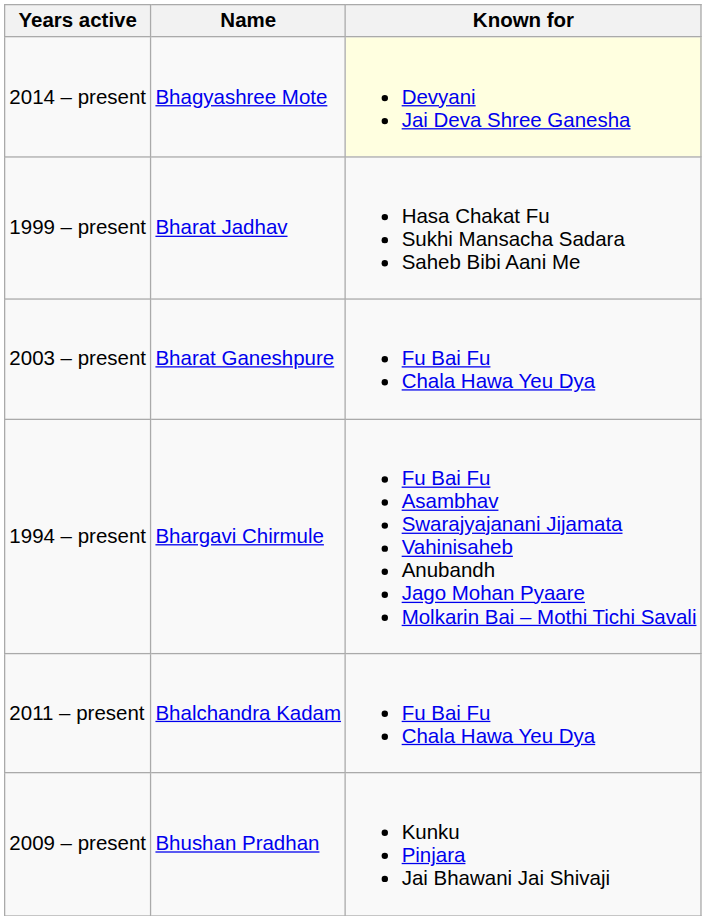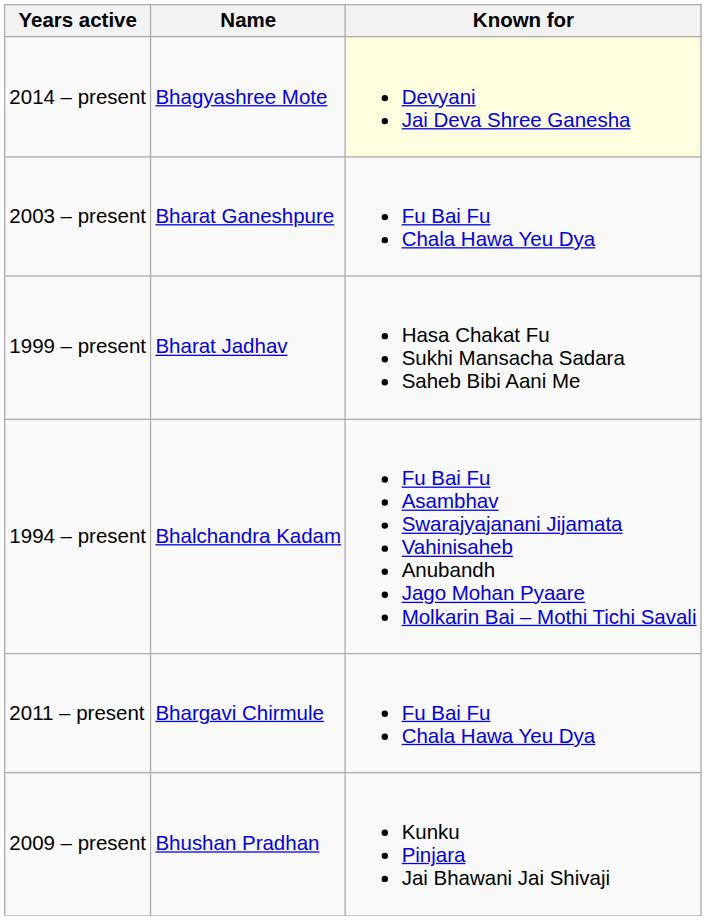rows swapped: (78, 227) <-> (78, 358)
(240, 535) Bhargavi Chirmule -> (248, 535) Bhalchandra Kadam
(248, 713) Bhalchandra Kadam -> (240, 713) Bhargavi Chirmule
